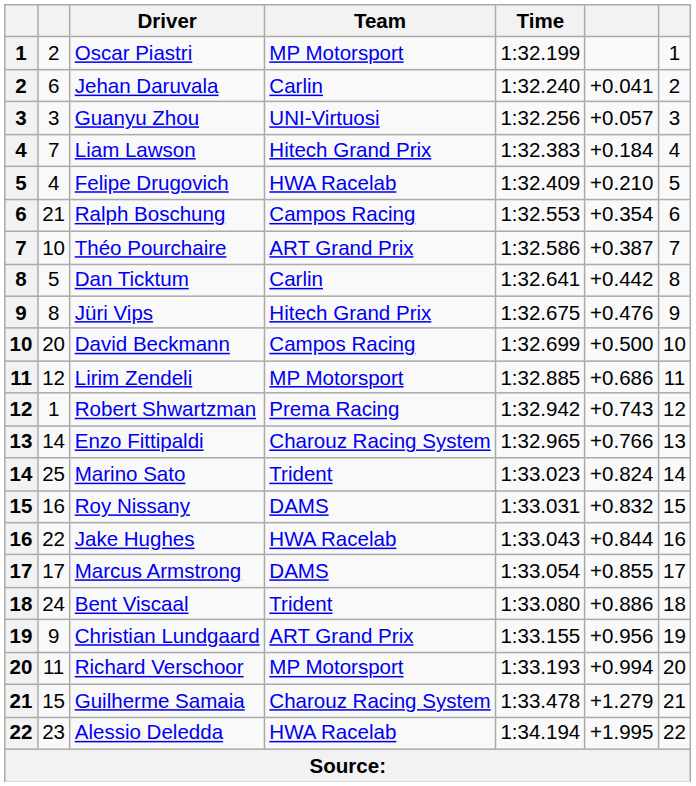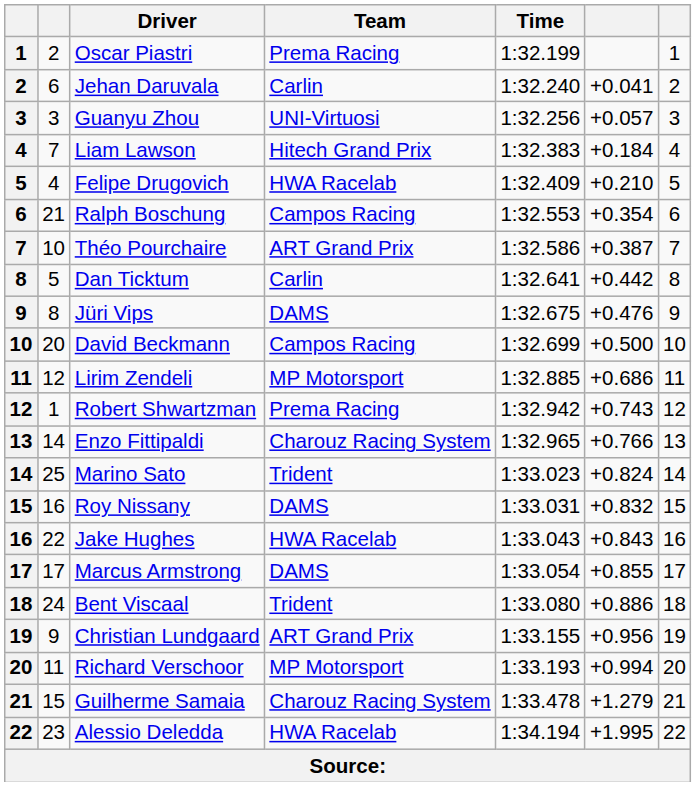(336, 53) MP Motorsport -> (334, 53) Prema Racing
(350, 312) Hitech Grand Prix -> (299, 312) DAMS
(622, 538) +0.844 -> (622, 538) +0.843
